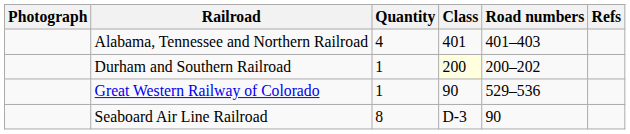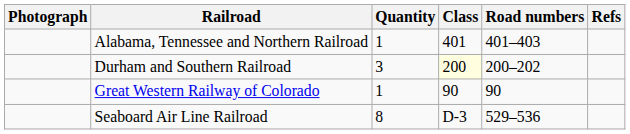(379, 41) 4 -> (379, 41) 1
(379, 66) 1 -> (379, 66) 3
(513, 91) 529–536 -> (493, 91) 90
(493, 116) 90 -> (513, 116) 529–536
